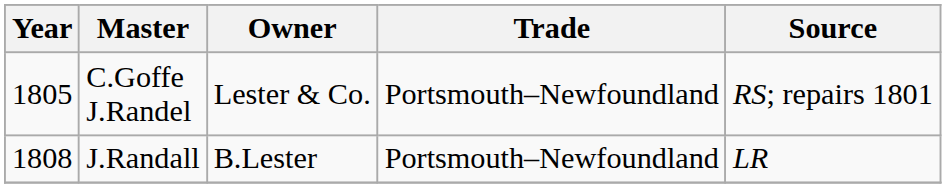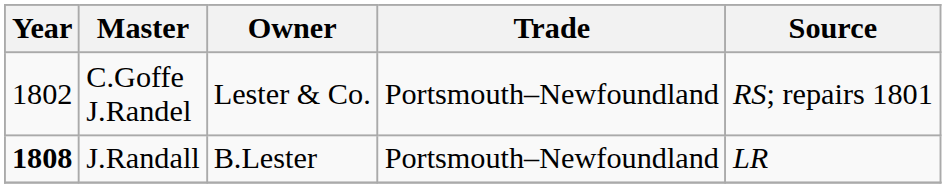(42, 93) 1805 -> (42, 93) 1802
(42, 158) normal -> (42, 158) bold
